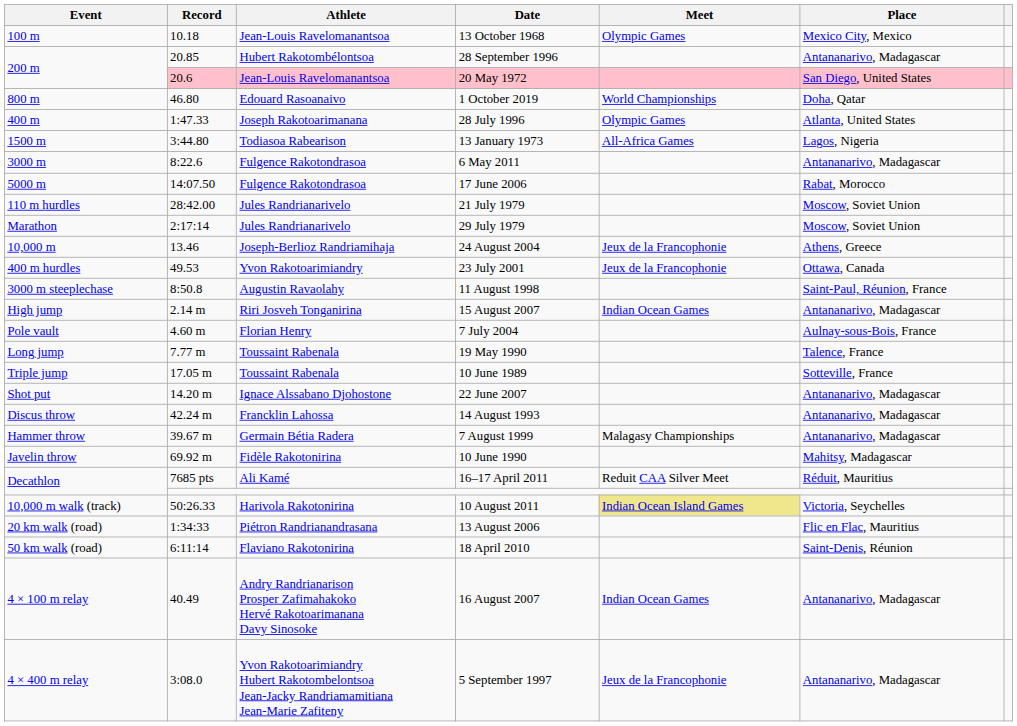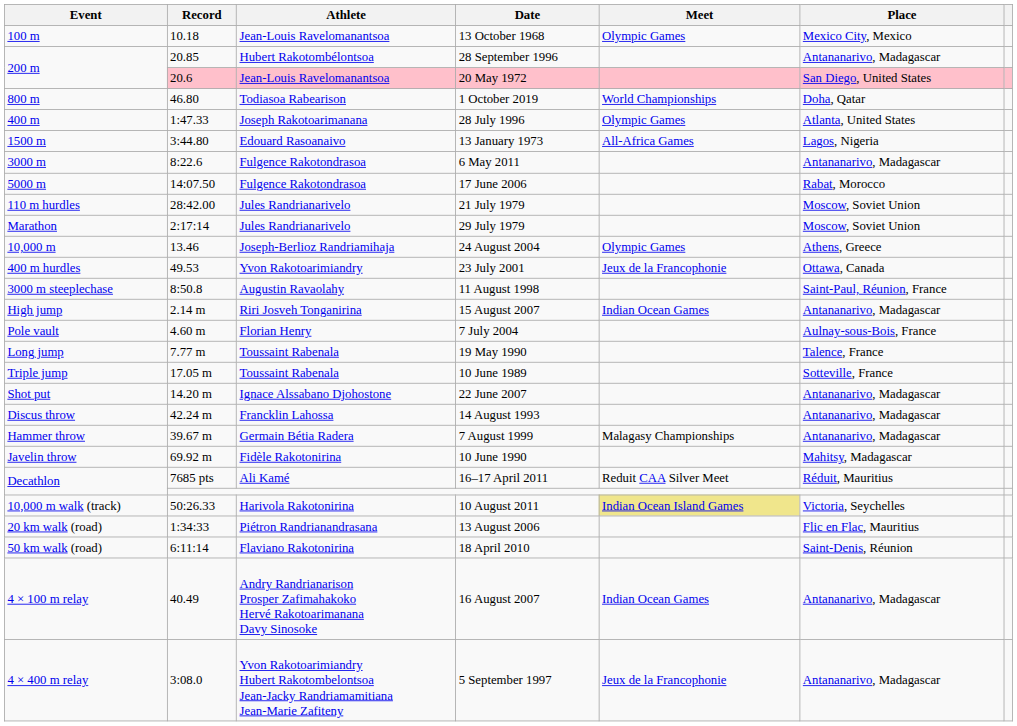(292, 99) Edouard Rasoanaivo -> (293, 99) Todiasoa Rabearison
(293, 141) Todiasoa Rabearison -> (292, 141) Edouard Rasoanaivo
(664, 246) Jeux de la Francophonie -> (644, 246) Olympic Games
